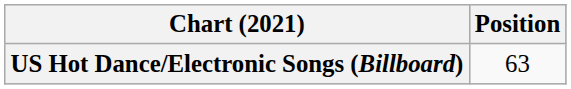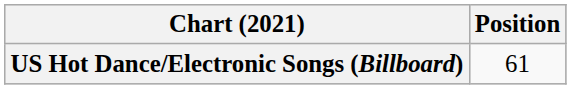(517, 63) 63 -> (517, 63) 61
